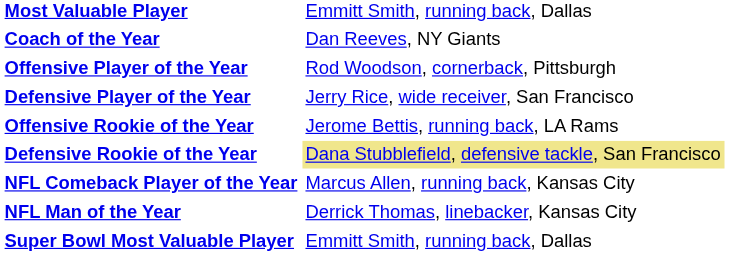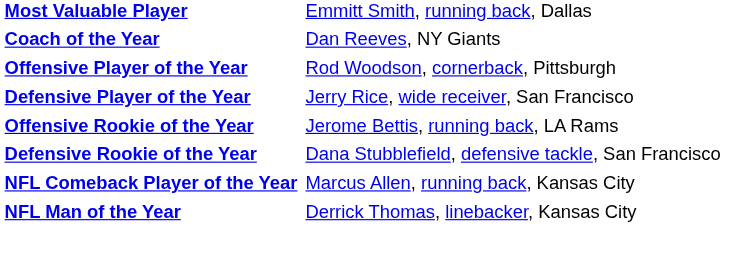(513, 154) khaki background -> (513, 154) no background
- row: (149, 240)
